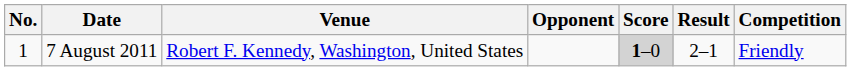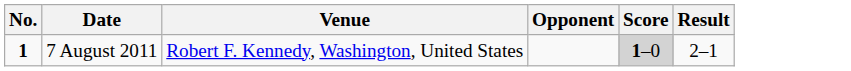- column: (790, 19)
(23, 50) normal -> (23, 50) bold
